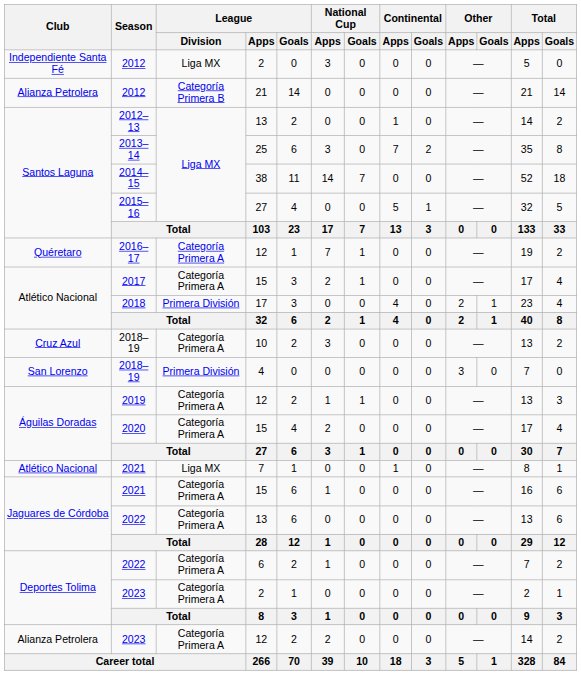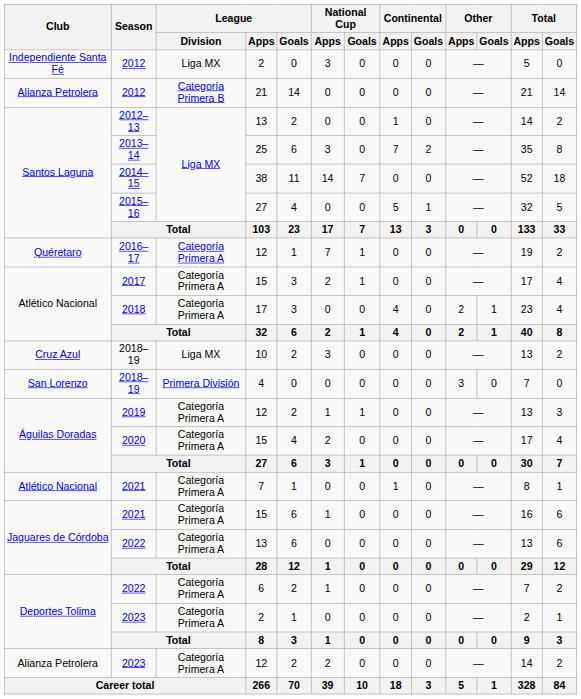(201, 304) Primera División -> (201, 309) Categoría Primera A
(201, 343) Categoría Primera A -> (201, 355) Liga MX
(201, 468) Liga MX -> (201, 486) Categoría Primera A
